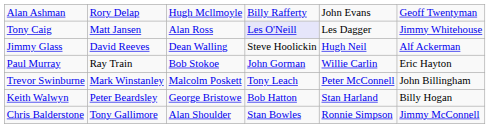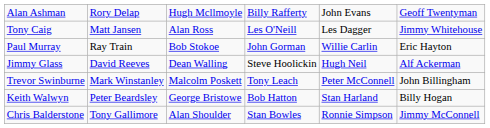(272, 30) lavender background -> (272, 30) no background
rows swapped: (35, 47) <-> (34, 64)
